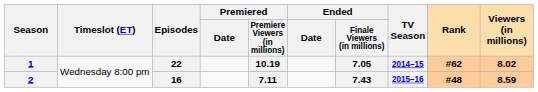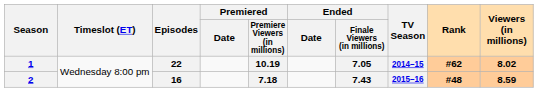(268, 79) 7.11 -> (268, 79) 7.18
